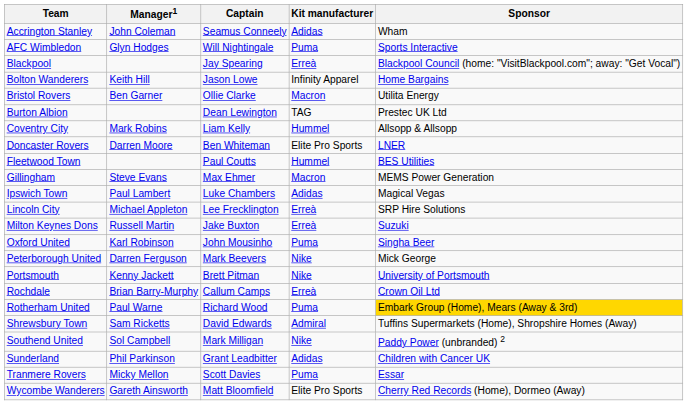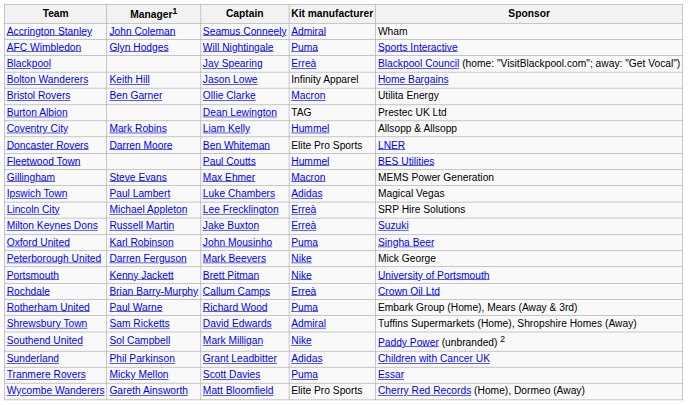(307, 31) Adidas -> (309, 31) Admiral
(478, 307) gold background -> (478, 307) no background
